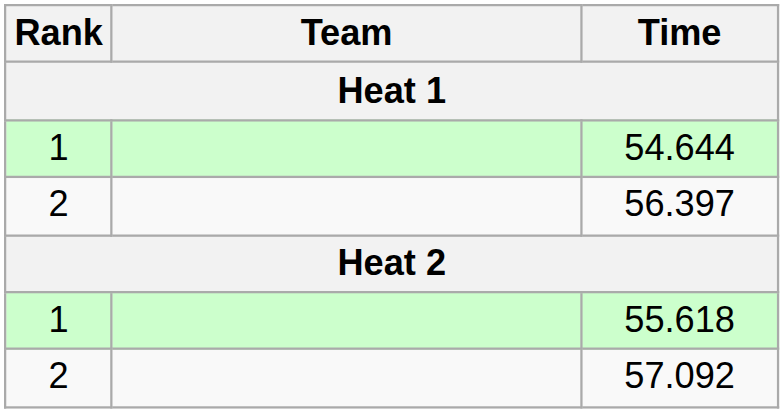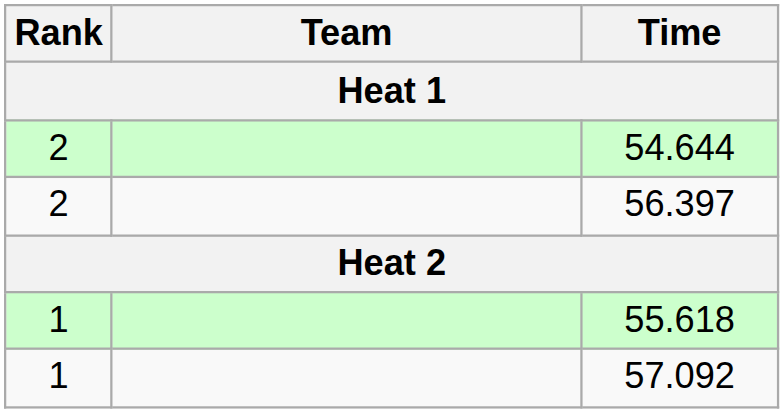(59, 147) 1 -> (59, 147) 2
(59, 377) 2 -> (59, 377) 1
